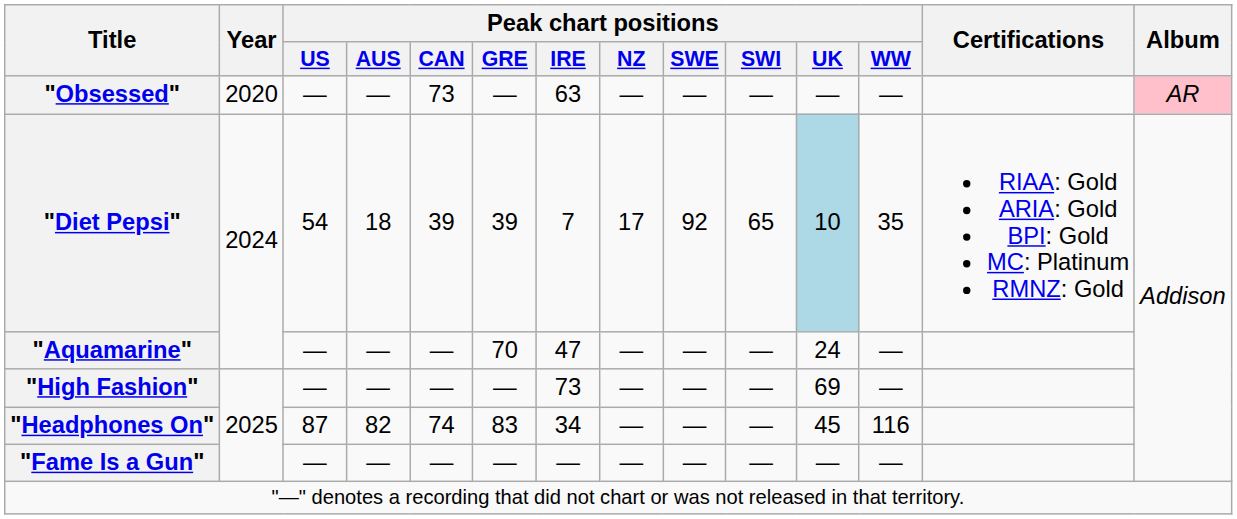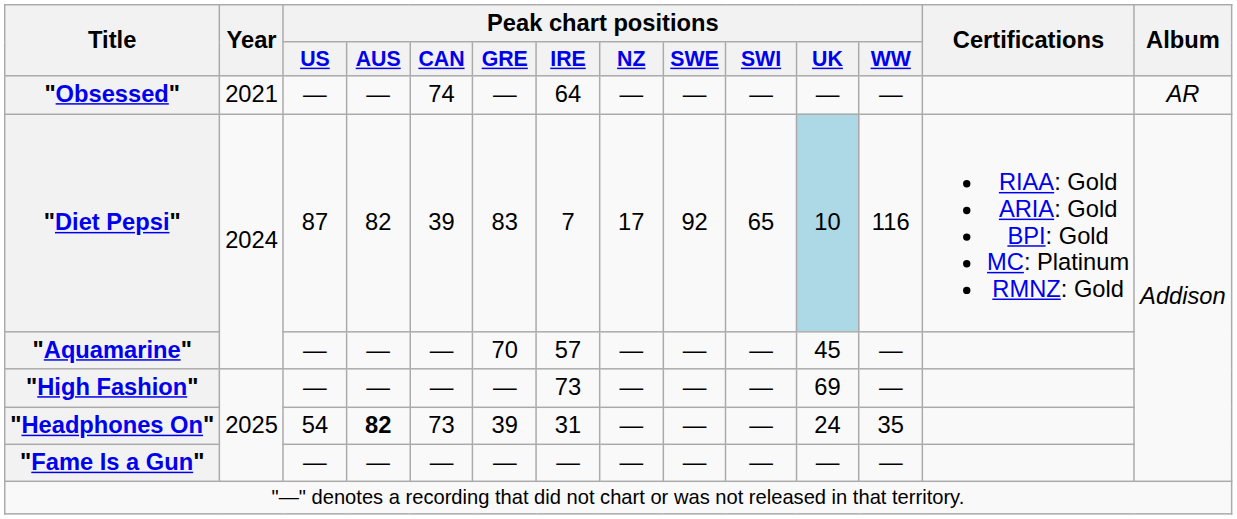(252, 94) 2020 -> (252, 94) 2021
(441, 94) 73 -> (441, 94) 74
(568, 94) 63 -> (568, 94) 64
(1183, 94) pink background -> (1183, 94) no background
(315, 222) 54 -> (315, 222) 87
(378, 222) 18 -> (378, 222) 82
(505, 222) 39 -> (505, 222) 83
(891, 222) 35 -> (891, 222) 116
(568, 350) 47 -> (568, 350) 57
(827, 350) 24 -> (827, 350) 45
(315, 425) 87 -> (315, 425) 54
(378, 425) normal -> (378, 425) bold
(441, 425) 74 -> (441, 425) 73
(505, 425) 83 -> (505, 425) 39
(568, 425) 34 -> (568, 425) 31
(827, 425) 45 -> (827, 425) 24
(891, 425) 116 -> (891, 425) 35
